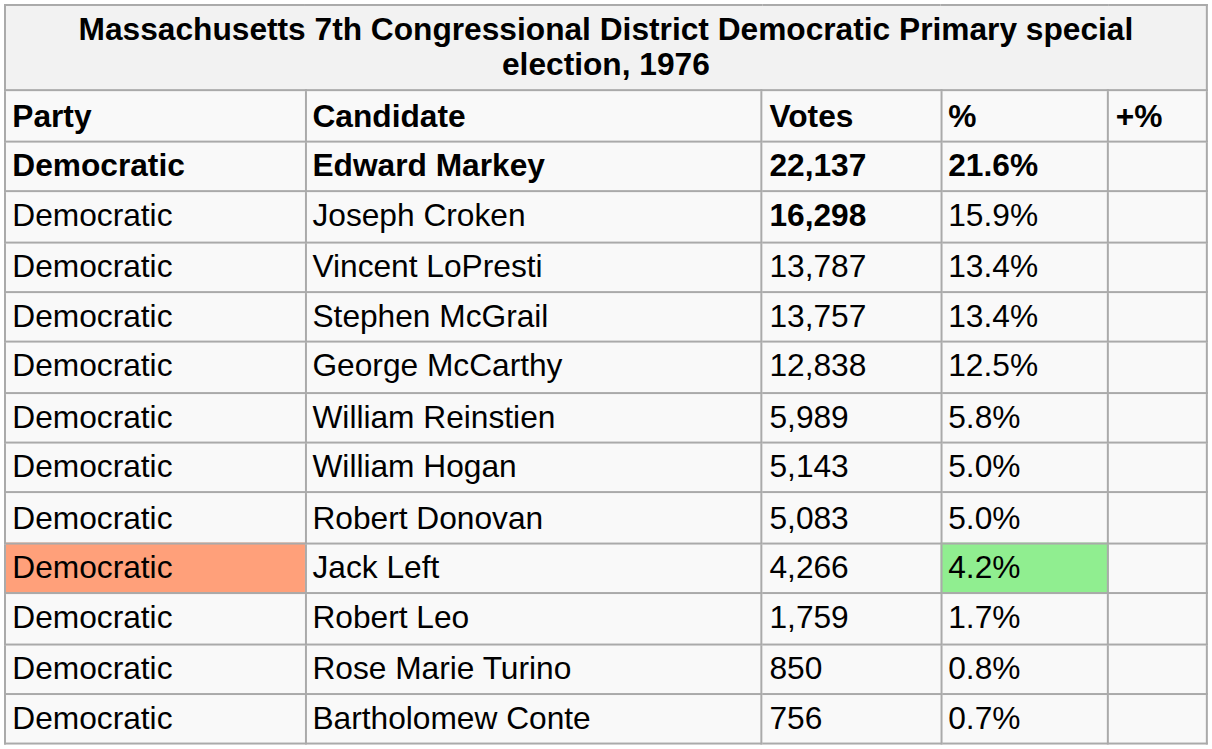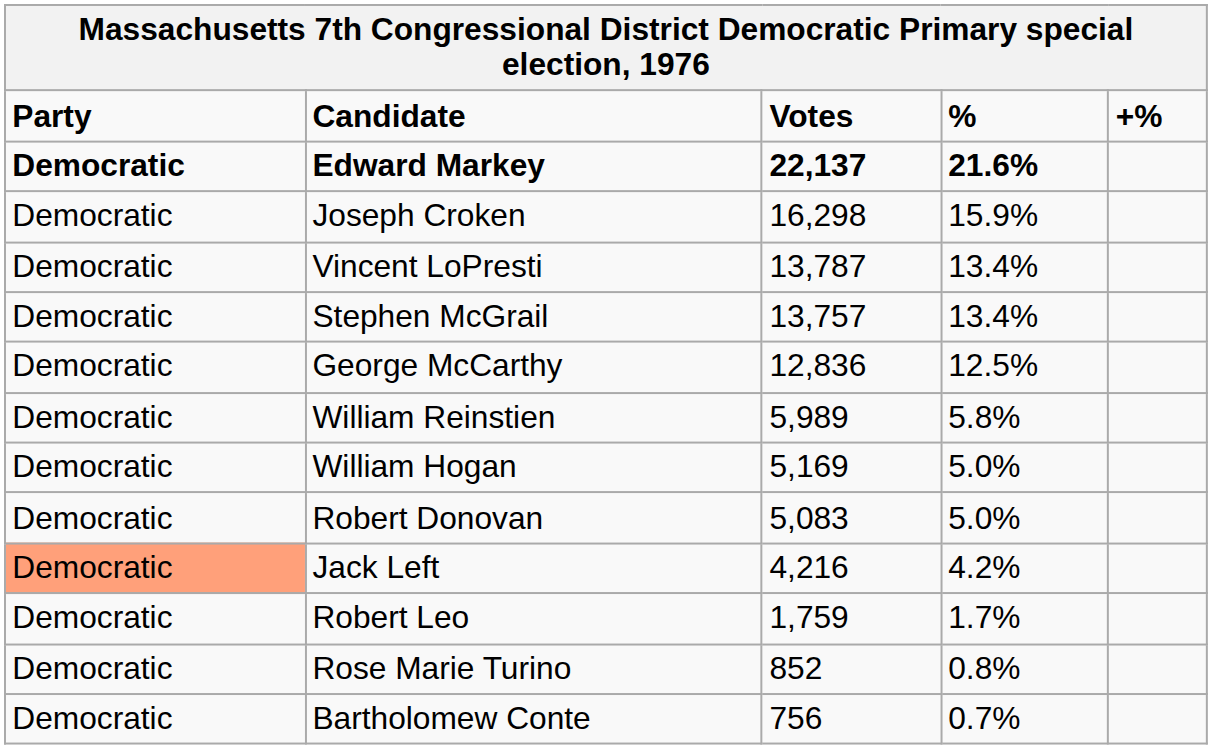(818, 215) bold -> (818, 215) normal
(818, 366) 12,838 -> (818, 366) 12,836
(809, 467) 5,143 -> (809, 467) 5,169
(809, 567) 4,266 -> (809, 567) 4,216
(984, 567) lightgreen background -> (984, 567) no background
(796, 668) 850 -> (796, 668) 852
